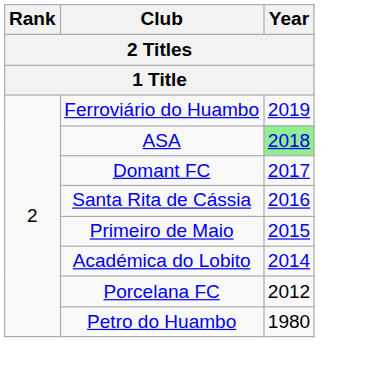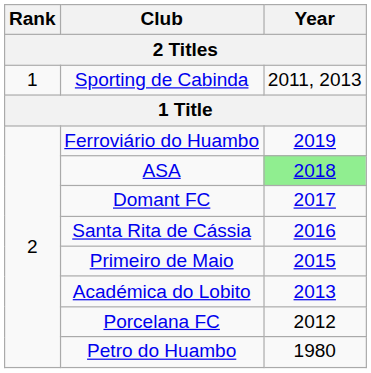+ row: (162, 79)
(289, 261) 2014 -> (315, 291) 2013
